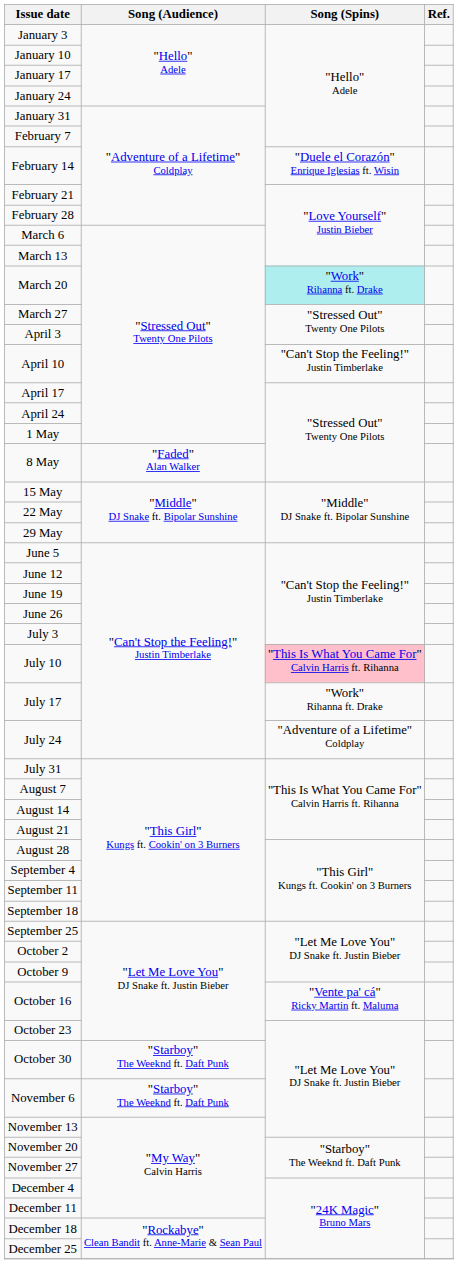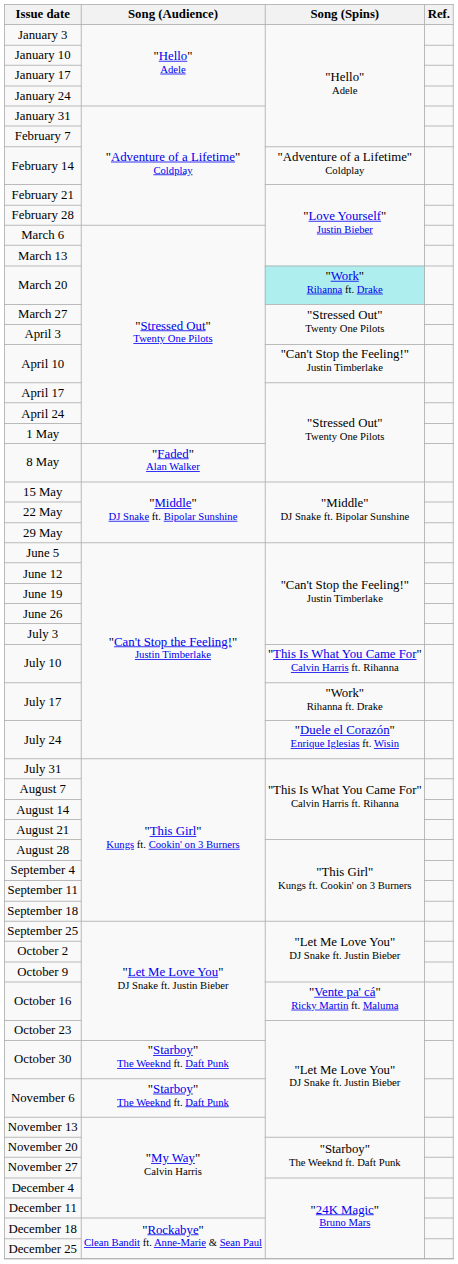(345, 163) "Duele el Corazón" Enrique Iglesias ft. Wisin -> (345, 163) "Adventure of a Lifetime" Coldplay
(345, 660) pink background -> (345, 660) no background
(345, 737) "Adventure of a Lifetime" Coldplay -> (345, 737) "Duele el Corazón" Enrique Iglesias ft. Wisin
